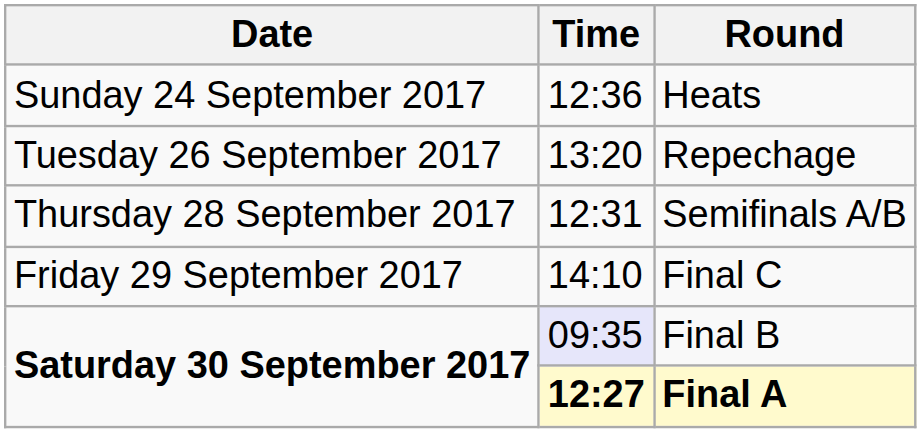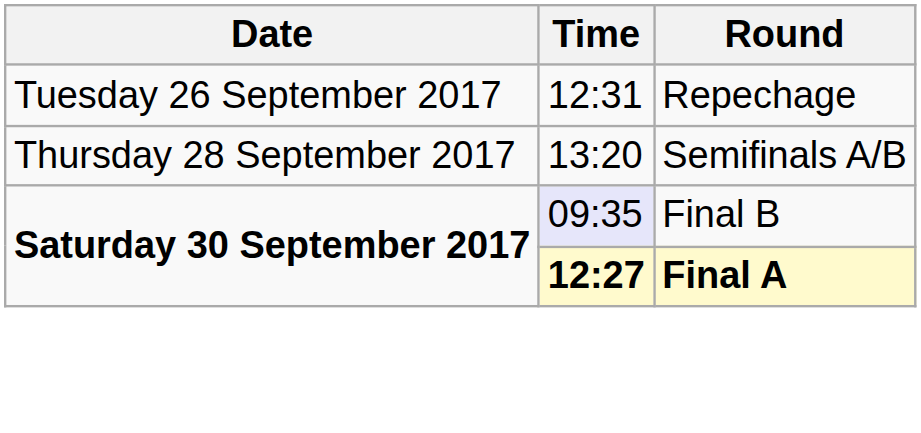- row: (712, 94)
(595, 154) 13:20 -> (595, 94) 12:31
(595, 214) 12:31 -> (595, 154) 13:20
- row: (722, 275)
